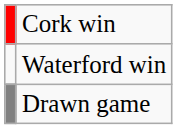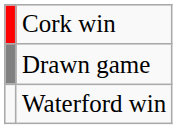rows swapped: (94, 63) <-> (86, 103)
